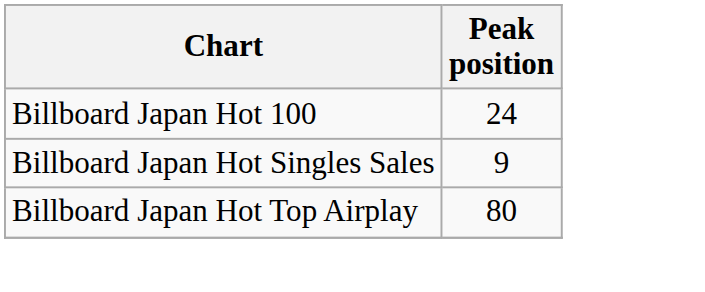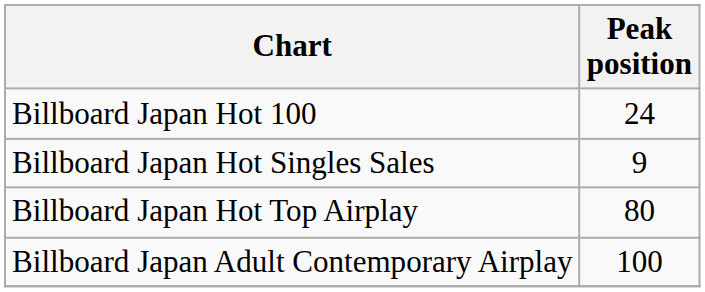+ row: (292, 260)
